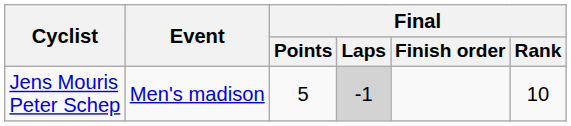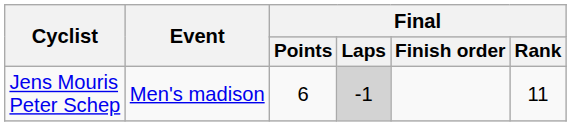(303, 94) 5 -> (303, 94) 6
(538, 94) 10 -> (538, 94) 11
